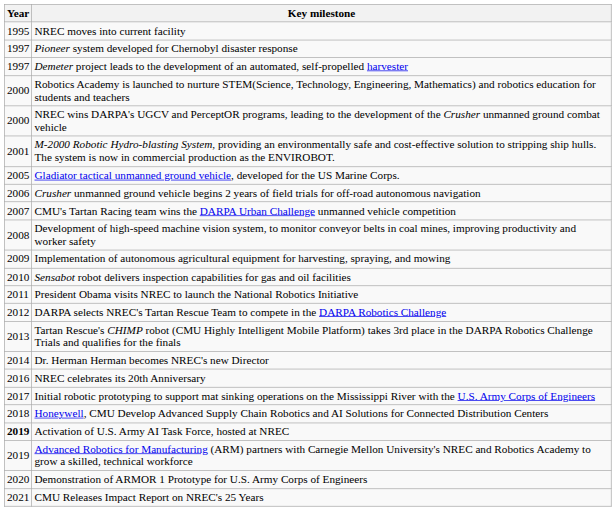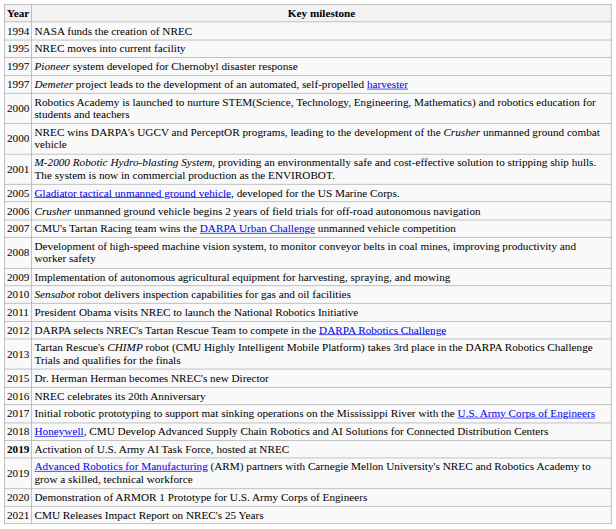+ row: (113, 31)
(18, 360) 2014 -> (18, 378) 2015
